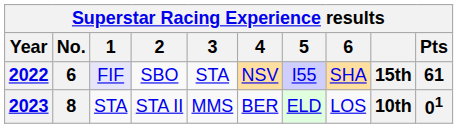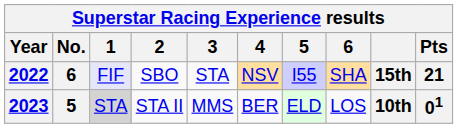(434, 75) 61 -> (434, 75) 21
(71, 106) 8 -> (71, 106) 5
(111, 106) no background -> (111, 106) lightgrey background
